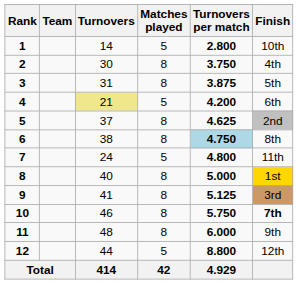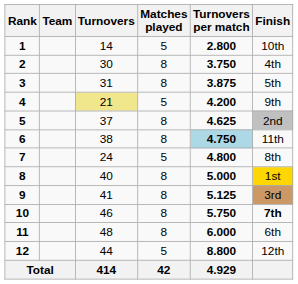(273, 102) 6th -> (273, 102) 9th
(273, 139) 8th -> (273, 139) 11th
(273, 158) 11th -> (273, 158) 8th
(273, 232) 9th -> (273, 232) 6th
